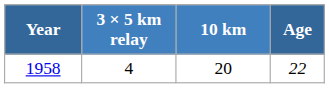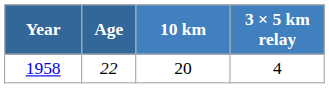columns swapped: (298, 29) <-> (129, 29)
